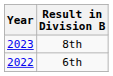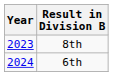(20, 62) 2022 -> (20, 62) 2024
